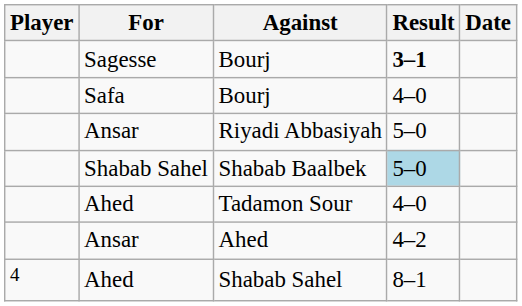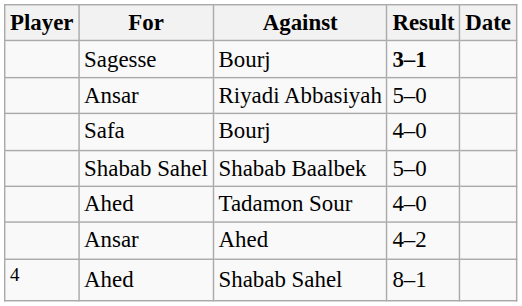rows swapped: (111, 131) <-> (104, 95)
(410, 167) lightblue background -> (410, 167) no background
